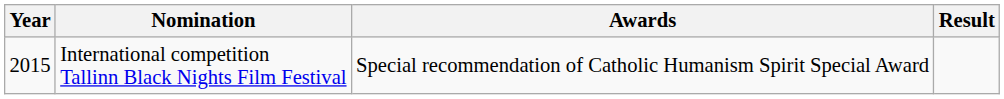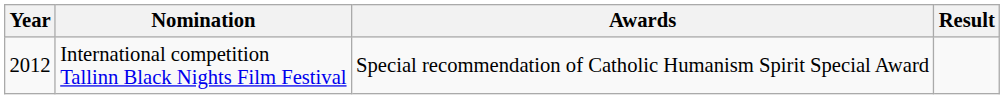(30, 65) 2015 -> (30, 65) 2012
